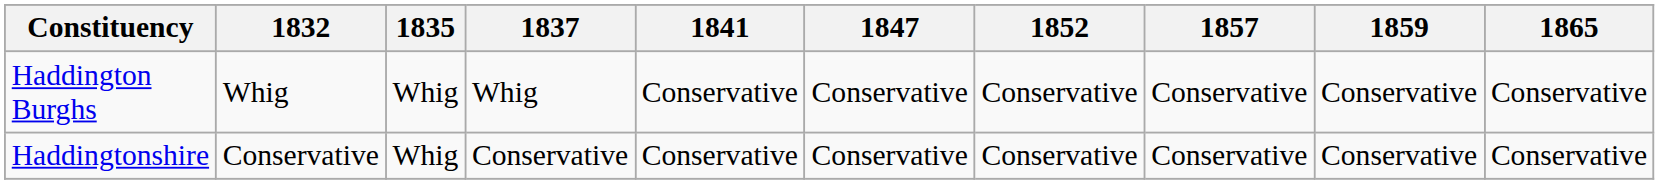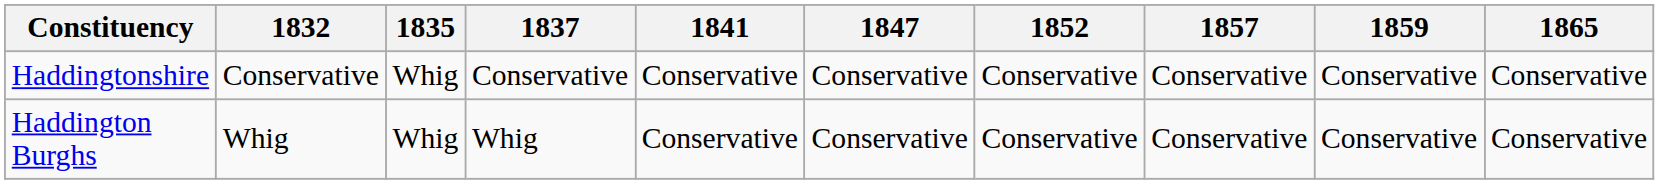rows swapped: (82, 91) <-> (110, 155)
